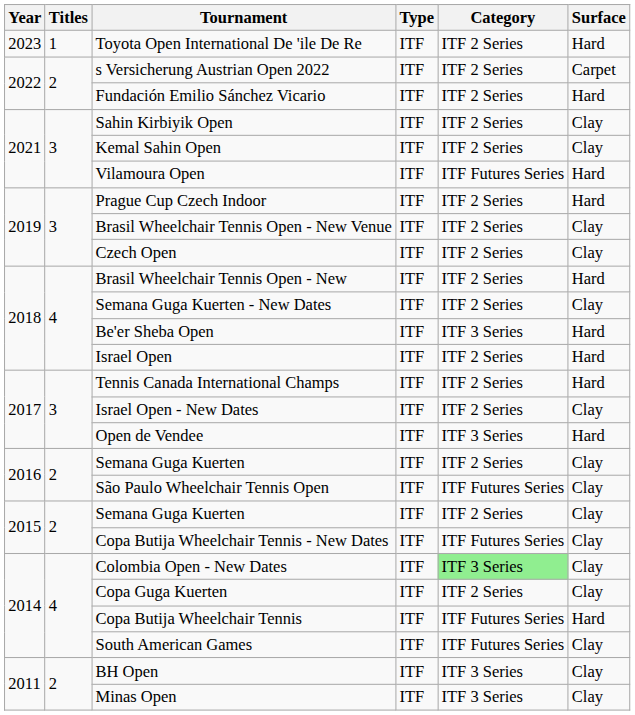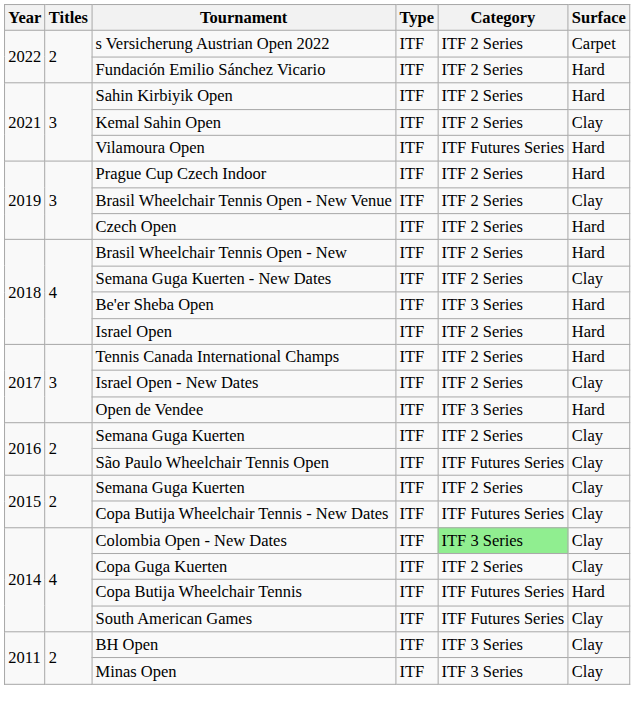- row: (25, 43)
(587, 122) Clay -> (588, 95) Hard
(587, 252) Clay -> (588, 226) Hard
